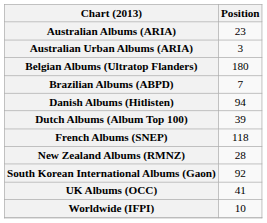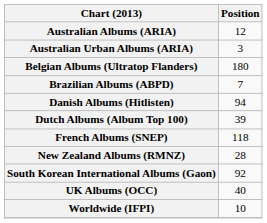(240, 31) 23 -> (240, 31) 12
(240, 191) 41 -> (240, 191) 40
